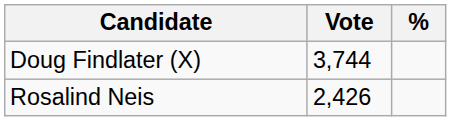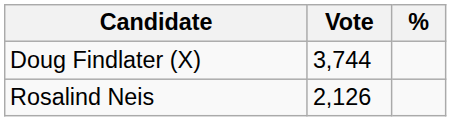(342, 97) 2,426 -> (342, 97) 2,126
